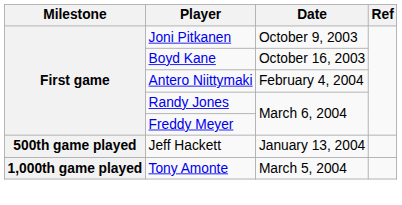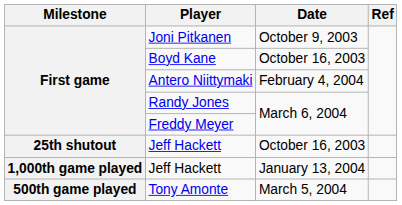+ row: (185, 146)
(75, 146) 500th game played -> (75, 168) 1,000th game played
(75, 168) 1,000th game played -> (75, 189) 500th game played
